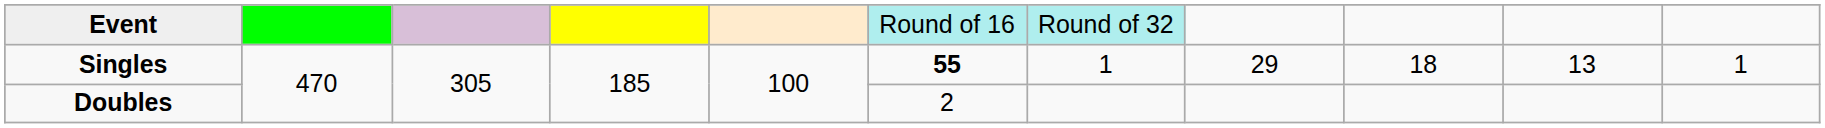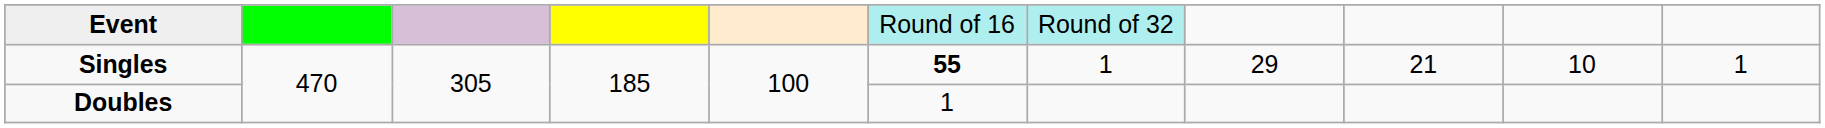(1423, 64) 18 -> (1423, 64) 21
(1582, 64) 13 -> (1582, 64) 10
(947, 104) 2 -> (947, 104) 1
